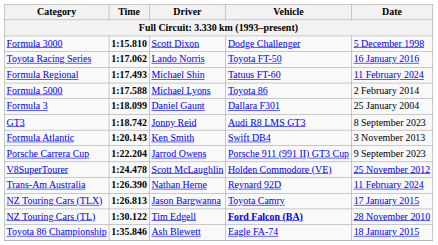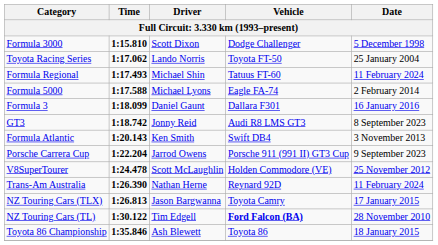(386, 59) 16 January 2016 -> (386, 59) 25 January 2004
(248, 91) Toyota 86 -> (253, 91) Eagle FA-74
(386, 106) 25 January 2004 -> (386, 106) 16 January 2016
(253, 232) Eagle FA-74 -> (248, 232) Toyota 86
